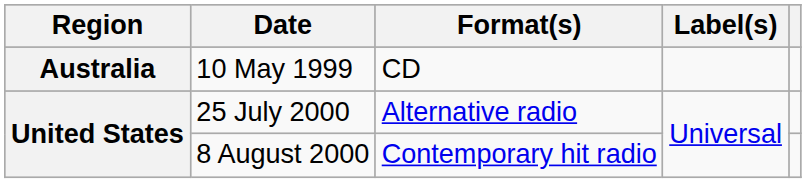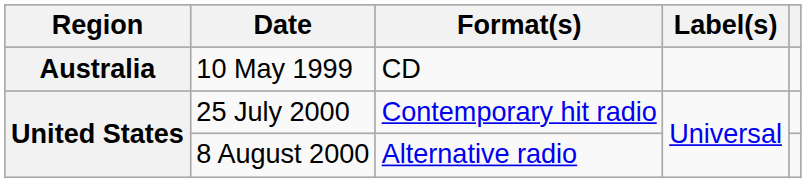(479, 111) Alternative radio -> (519, 111) Contemporary hit radio
(519, 154) Contemporary hit radio -> (479, 154) Alternative radio
